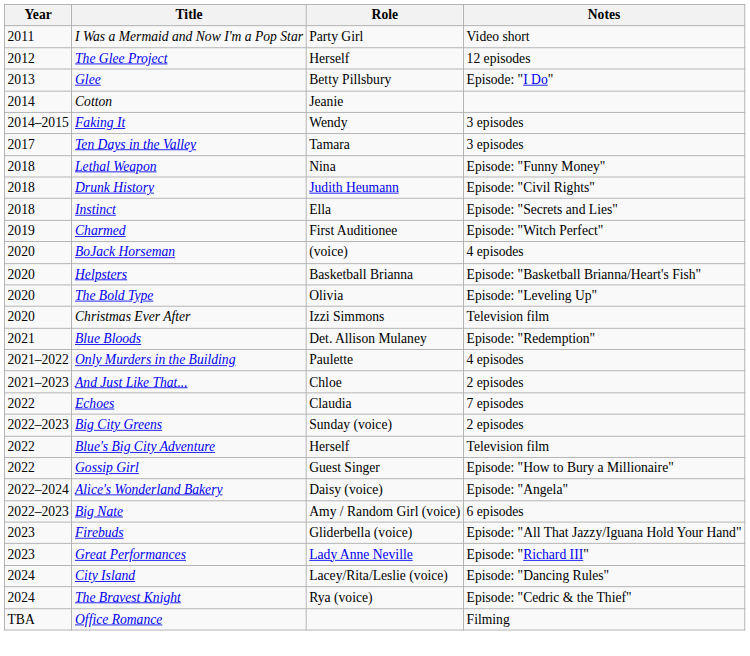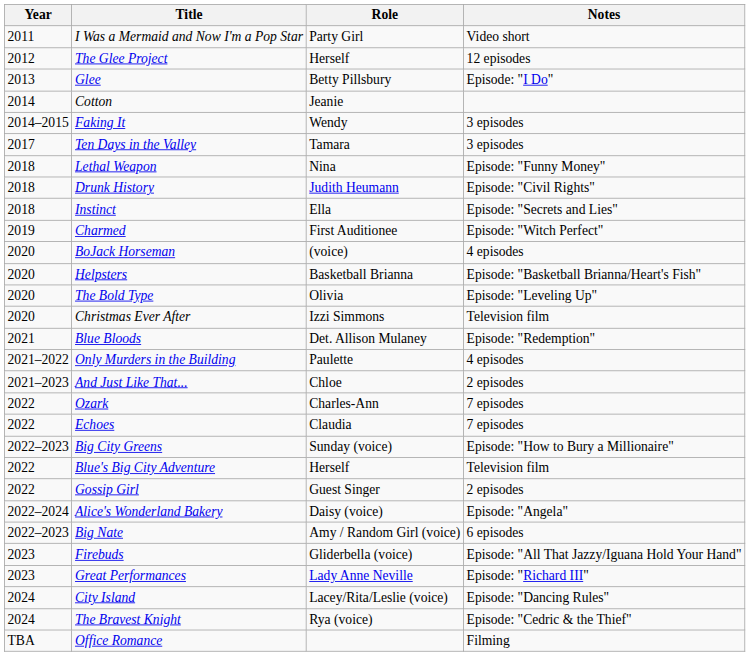+ row: (92, 403)
(495, 425) 2 episodes -> (570, 446) Episode: "How to Bury a Millionaire"
(570, 468) Episode: "How to Bury a Millionaire" -> (495, 489) 2 episodes
